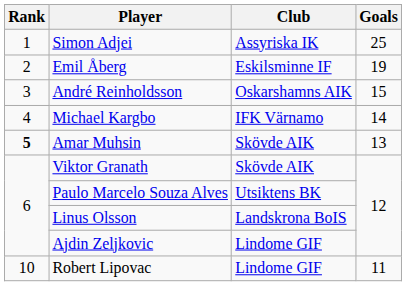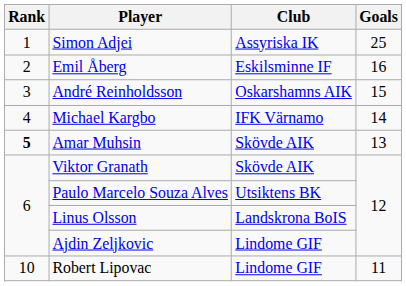(379, 67) 19 -> (379, 67) 16
